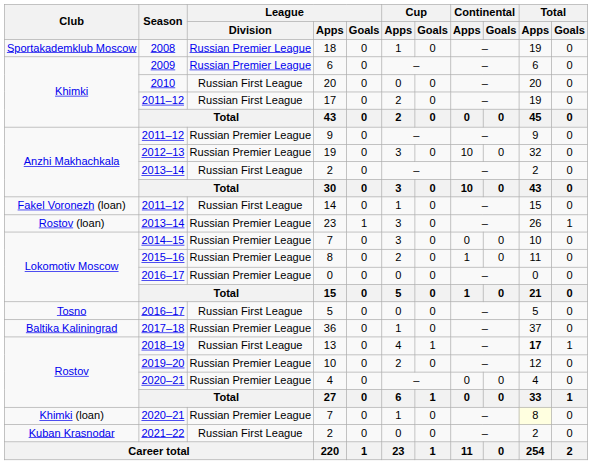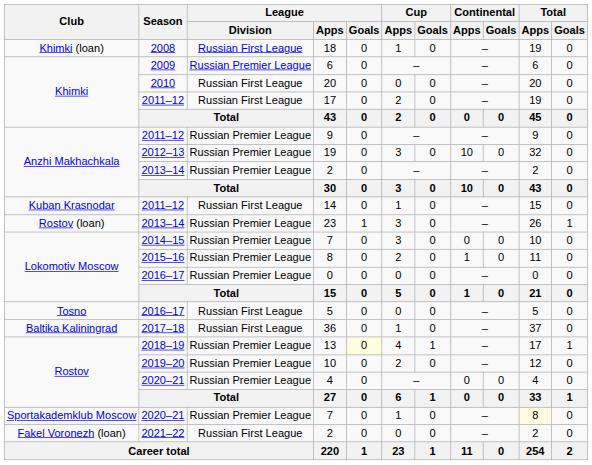(72, 48) Sportakademklub Moscow -> (72, 48) Khimki (loan)
(250, 48) Russian Premier League -> (250, 48) Russian First League
(250, 170) Russian First League -> (250, 170) Russian Premier League
(72, 205) Fakel Voronezh (loan) -> (72, 205) Kuban Krasnodar
(250, 328) Russian Premier League -> (250, 328) Russian First League
(250, 345) Russian First League -> (250, 345) Russian Premier League
(364, 345) no background -> (364, 345) lightyellow background
(535, 345) bold -> (535, 345) normal
(72, 415) Khimki (loan) -> (72, 415) Sportakademklub Moscow
(72, 433) Kuban Krasnodar -> (72, 433) Fakel Voronezh (loan)
